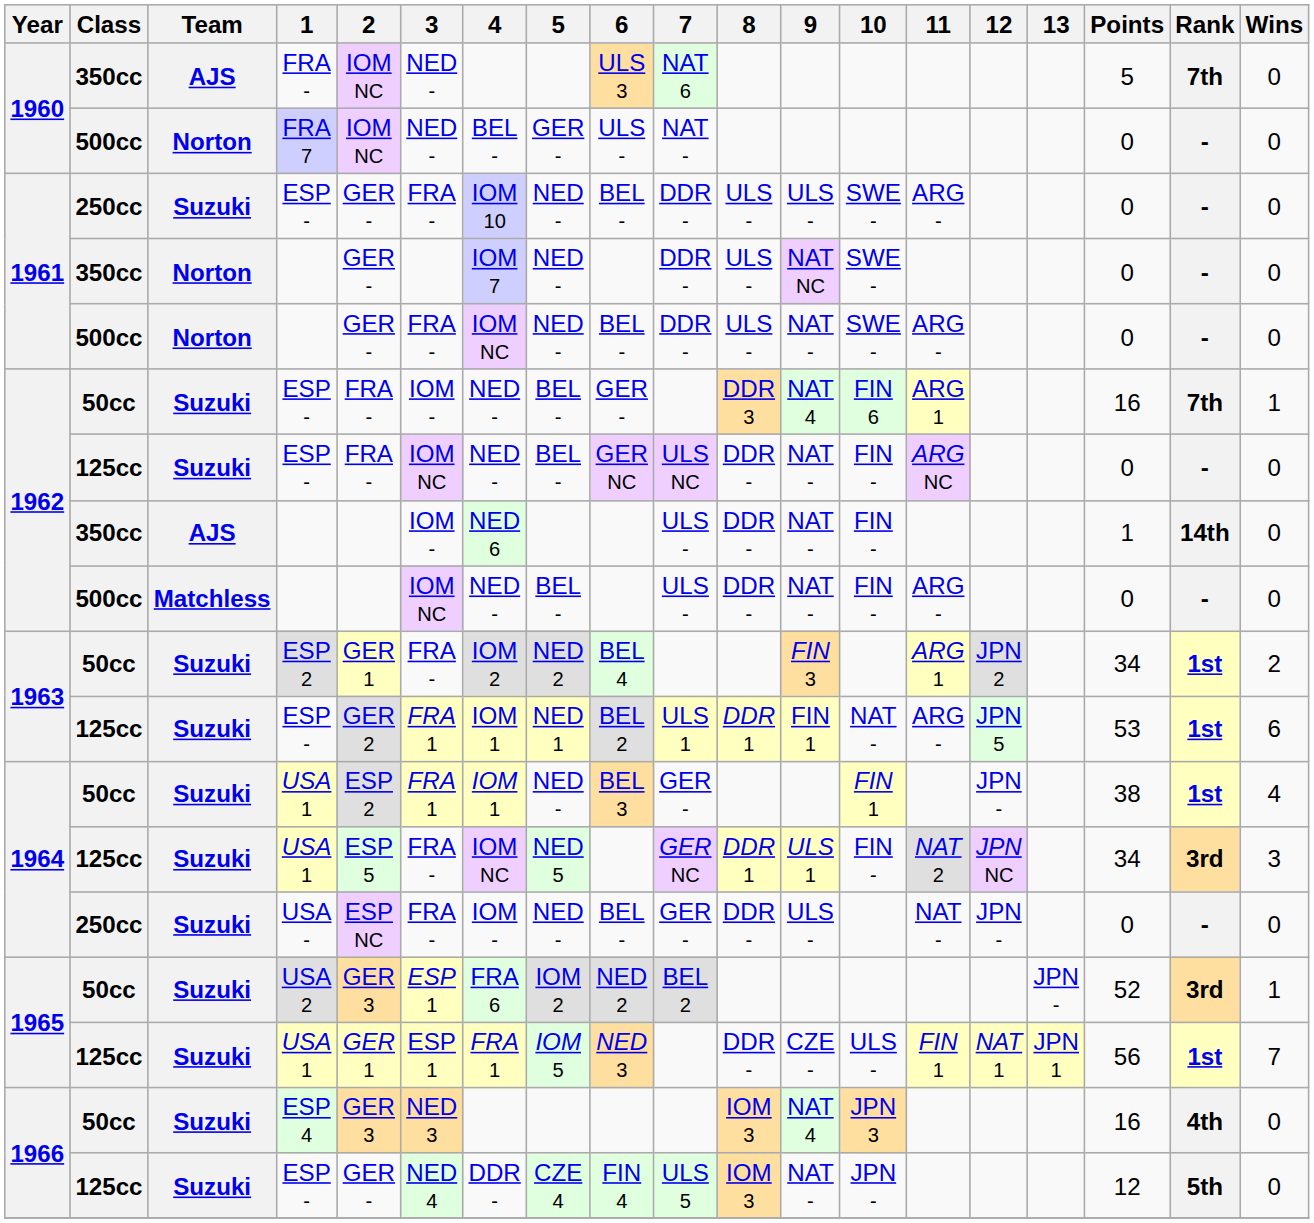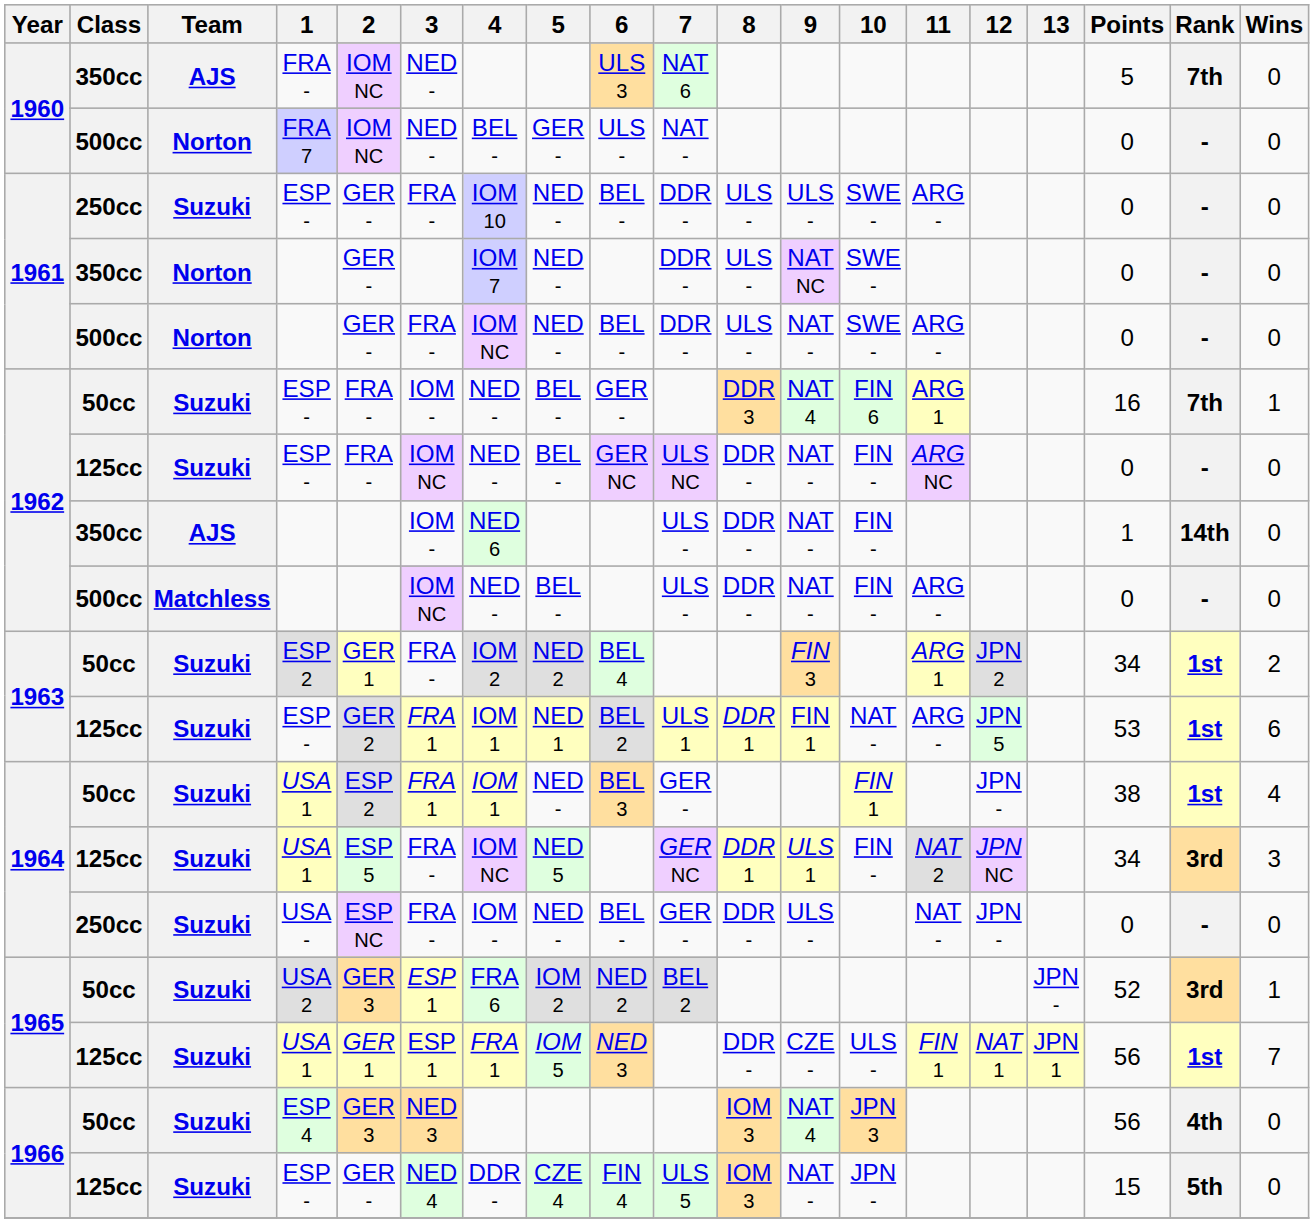(1127, 1121) 16 -> (1127, 1121) 56
(1127, 1186) 12 -> (1127, 1186) 15
